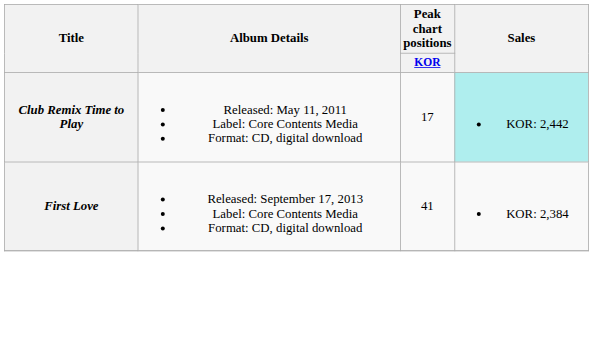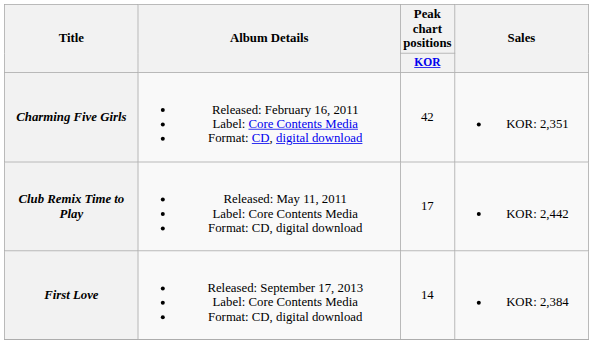+ row: (71, 117)
(521, 124) paleturquoise background -> (521, 213) no background
(427, 206) 41 -> (427, 295) 14
